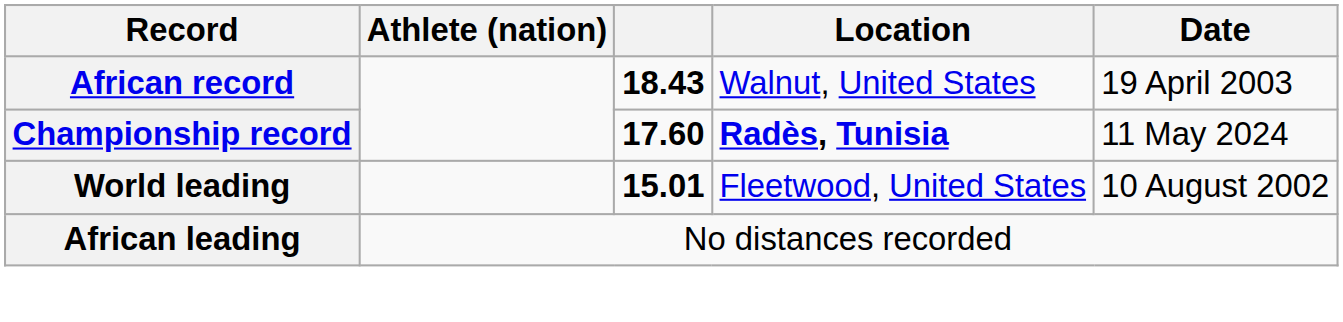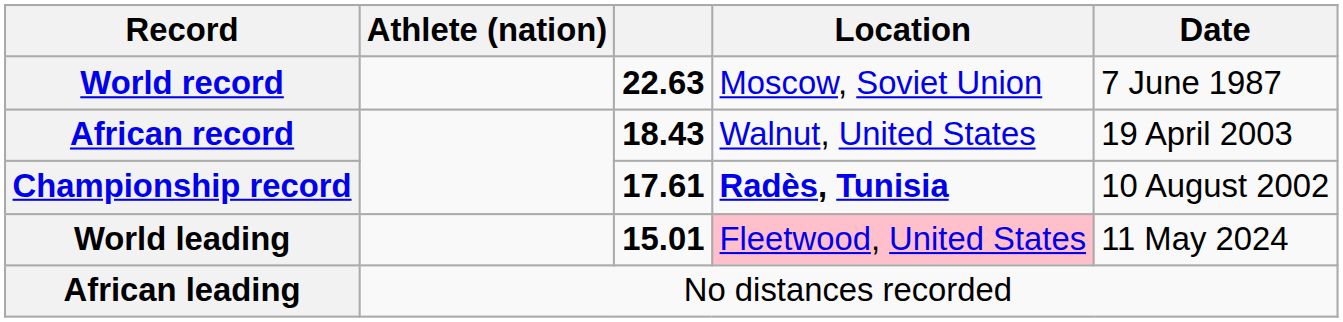+ row: (182, 82)
(663, 134) 17.60 -> (663, 186) 17.61
(1195, 134) 11 May 2024 -> (1215, 186) 10 August 2002
(903, 186) no background -> (903, 238) pink background
(1215, 186) 10 August 2002 -> (1195, 238) 11 May 2024
